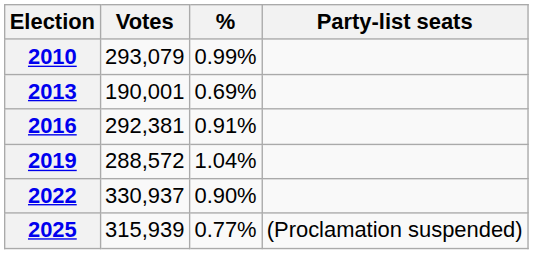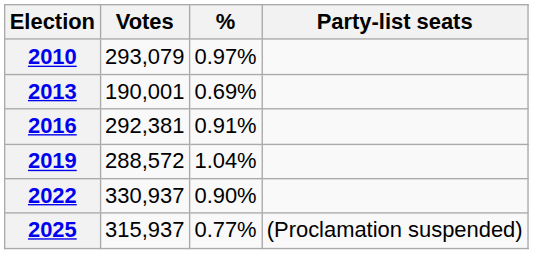(226, 56) 0.99% -> (226, 56) 0.97%
(145, 230) 315,939 -> (145, 230) 315,937
